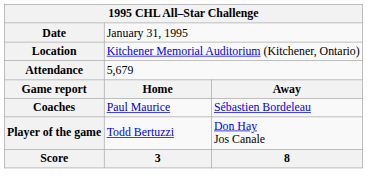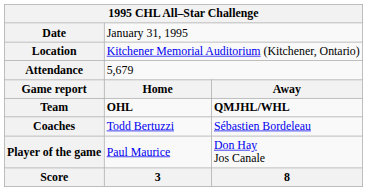+ row: (54, 107)
(138, 107) Paul Maurice -> (140, 126) Todd Bertuzzi
(140, 133) Todd Bertuzzi -> (138, 151) Paul Maurice
